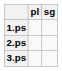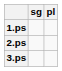columns swapped: (49, 12) <-> (35, 12)
